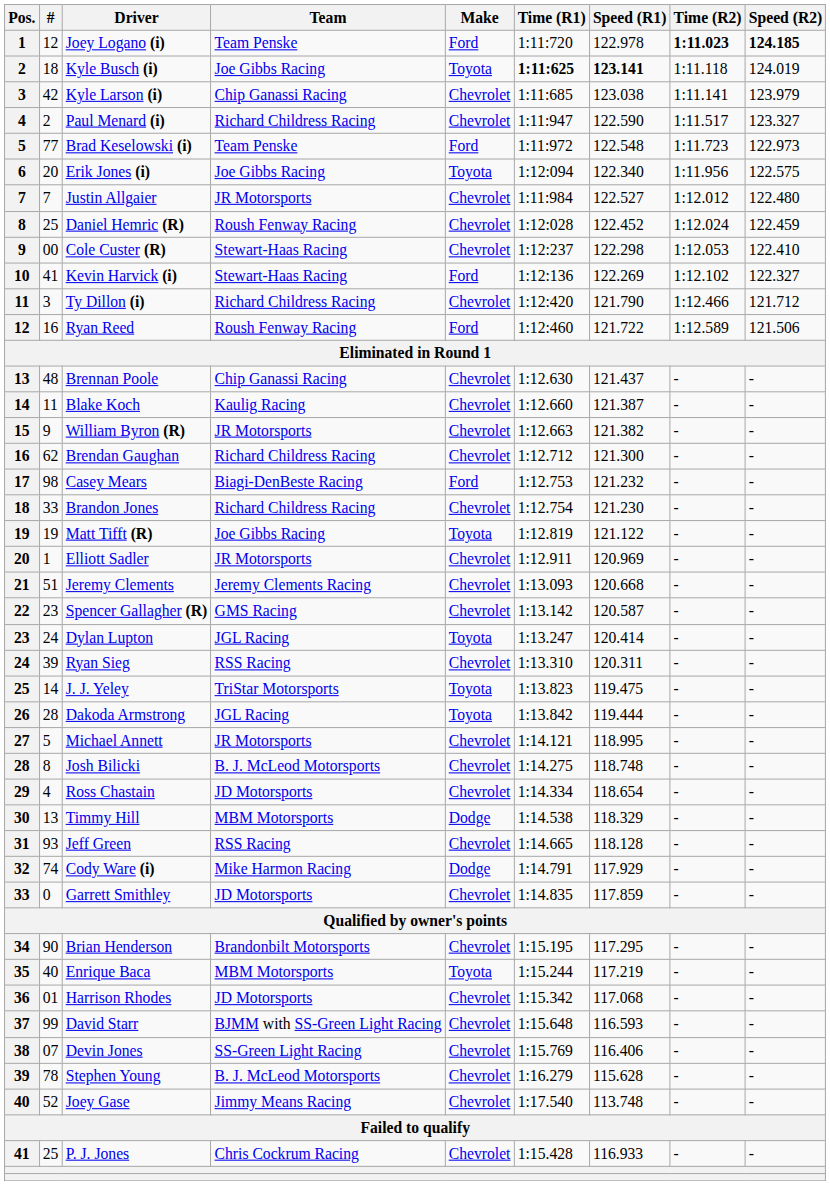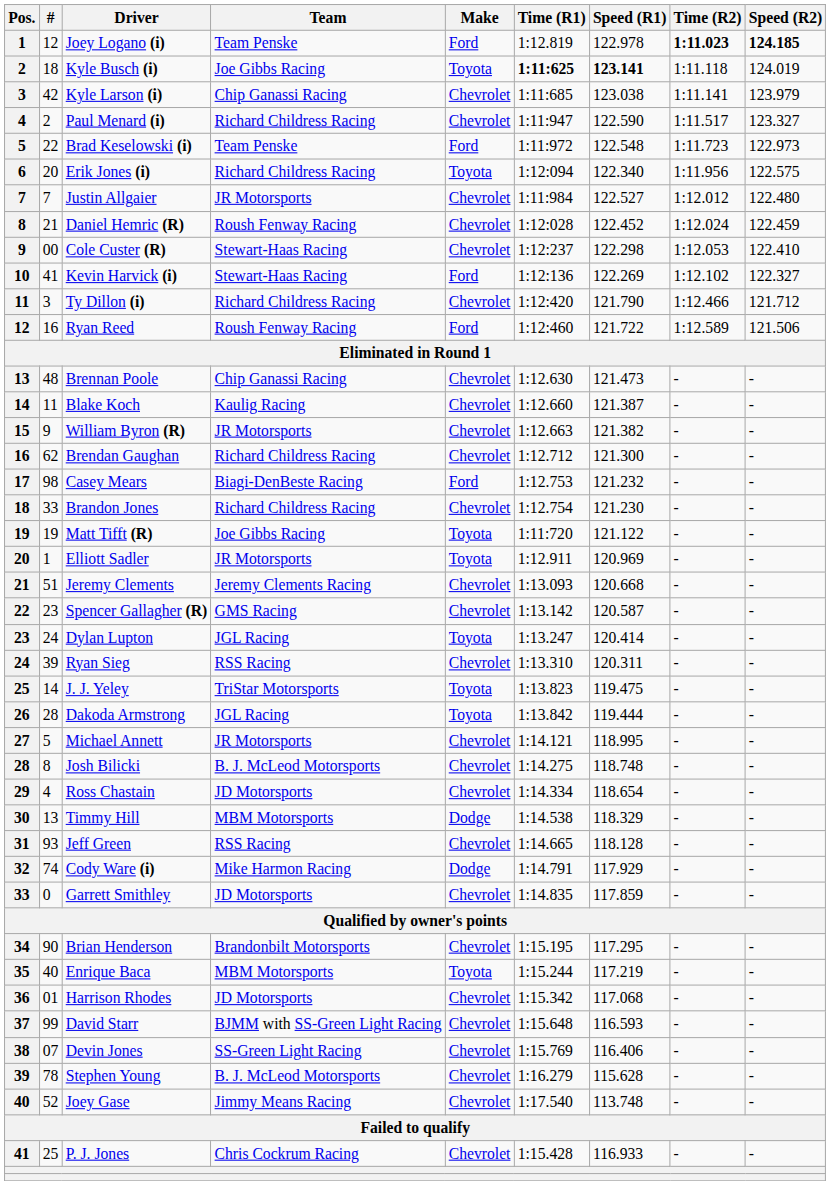(545, 43) 1:11:720 -> (545, 43) 1:12.819
(51, 146) 77 -> (51, 146) 22
(270, 172) Joe Gibbs Racing -> (295, 172) Richard Childress Racing
(51, 224) 25 -> (51, 224) 21
(618, 378) 121.437 -> (618, 378) 121.473
(545, 533) 1:12.819 -> (545, 533) 1:11:720
(480, 559) Chevrolet -> (470, 559) Toyota
